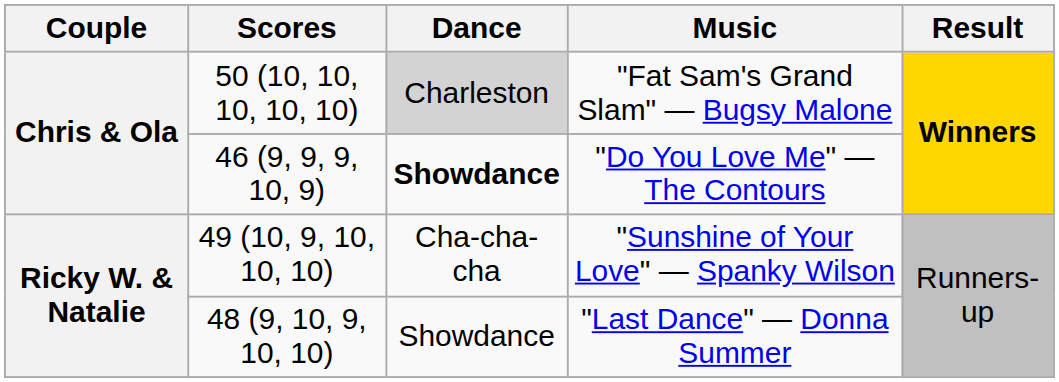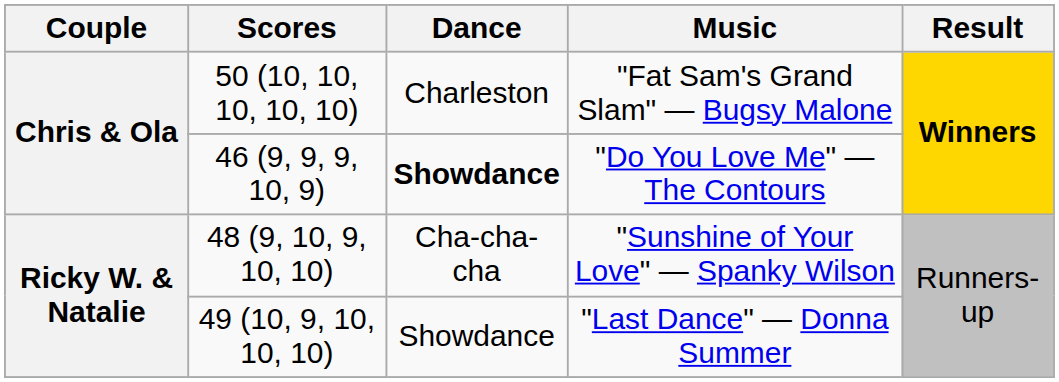(477, 92) lightgrey background -> (477, 92) no background
(287, 254) 49 (10, 9, 10, 10, 10) -> (287, 254) 48 (9, 10, 9, 10, 10)
(287, 335) 48 (9, 10, 9, 10, 10) -> (287, 335) 49 (10, 9, 10, 10, 10)
